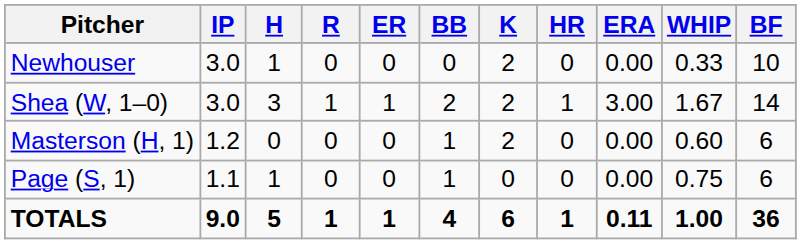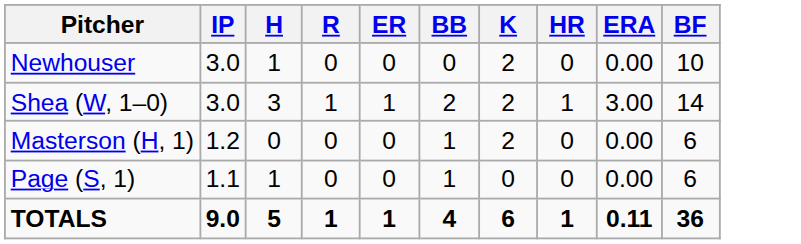- column: (699, 24)
